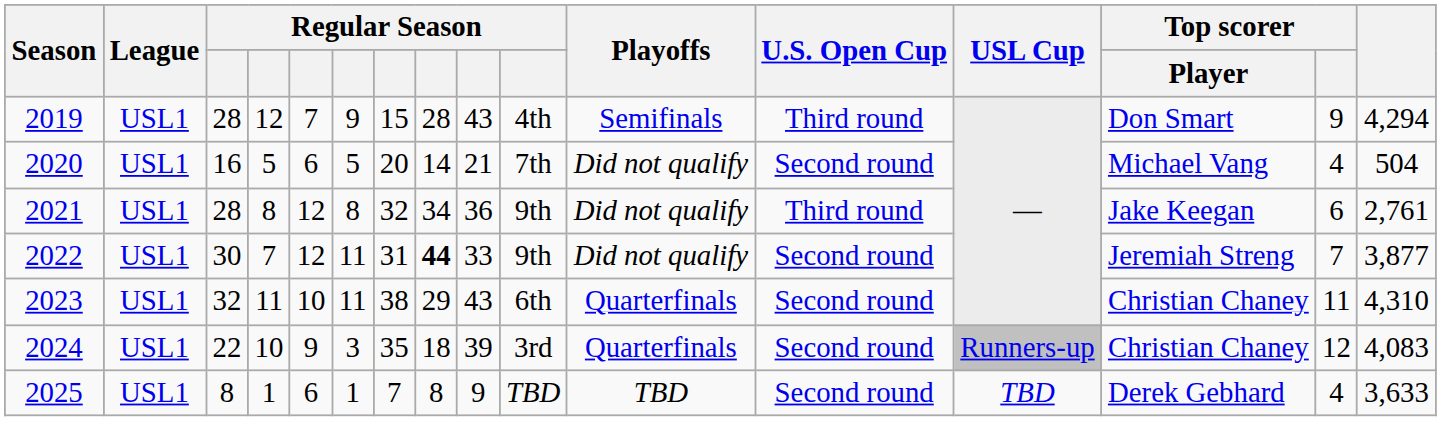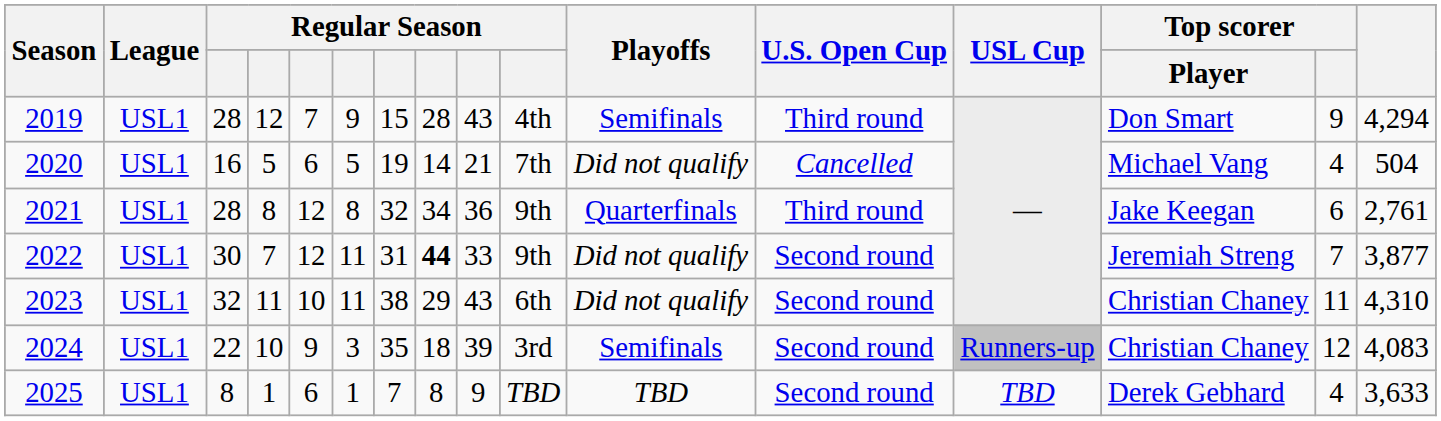(394, 164) 20 -> (394, 164) 19
(854, 164) Second round -> (854, 164) Cancelled
(661, 210) Did not qualify -> (661, 210) Quarterfinals
(661, 301) Quarterfinals -> (661, 301) Did not qualify
(661, 347) Quarterfinals -> (661, 347) Semifinals
